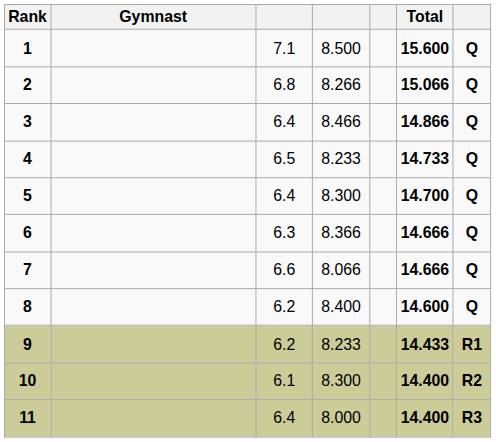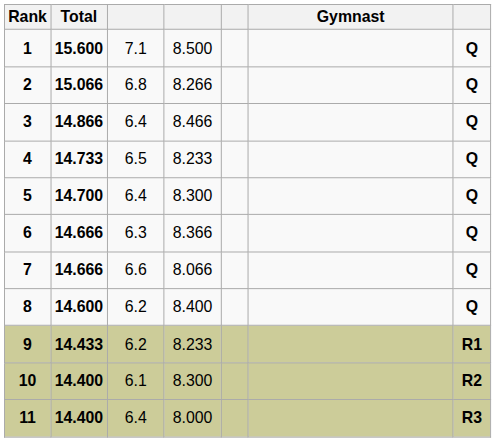columns swapped: (153, 17) <-> (425, 17)
